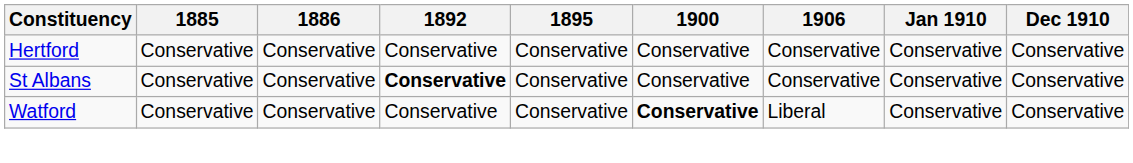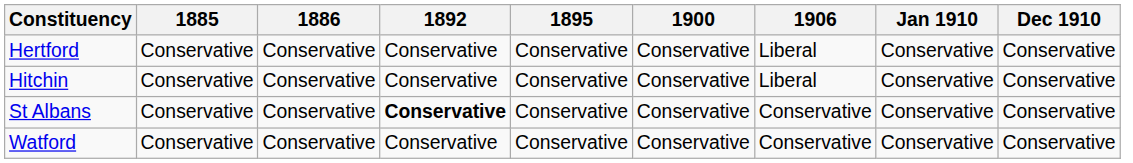(824, 50) Conservative -> (788, 50) Liberal
+ row: (39, 81)
(698, 111) bold -> (693, 142) normal
(796, 111) Liberal -> (815, 142) Conservative
